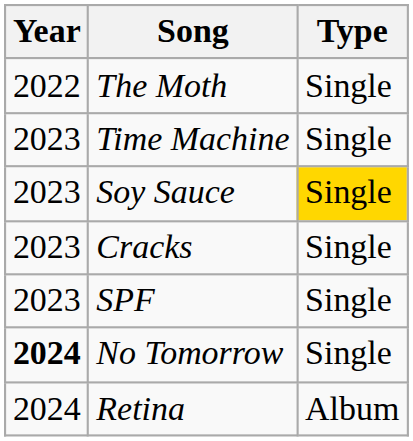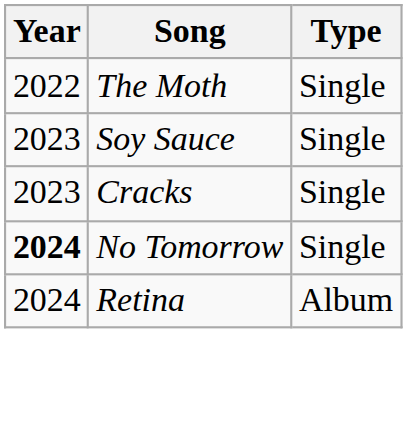- row: (193, 138)
(348, 192) gold background -> (342, 138) no background
- row: (126, 300)
